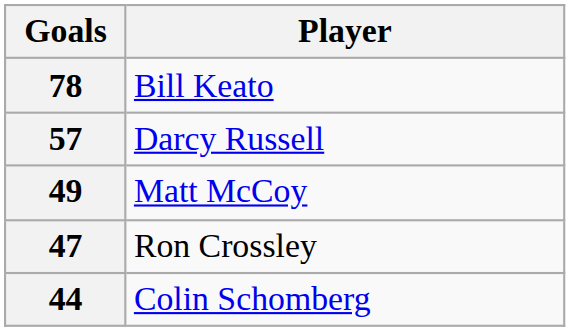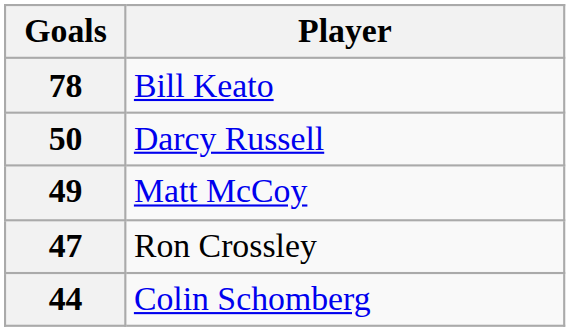(66, 138) 57 -> (66, 138) 50
